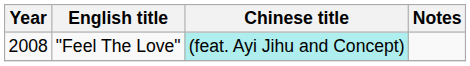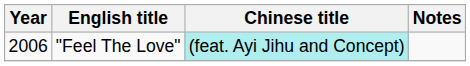(28, 46) 2008 -> (28, 46) 2006
